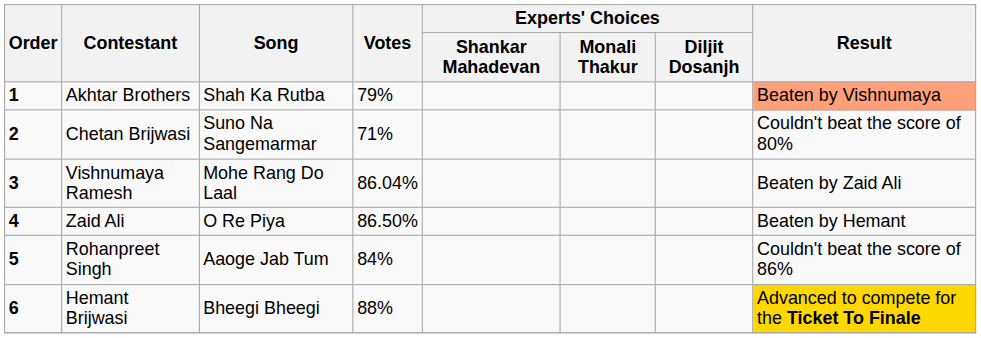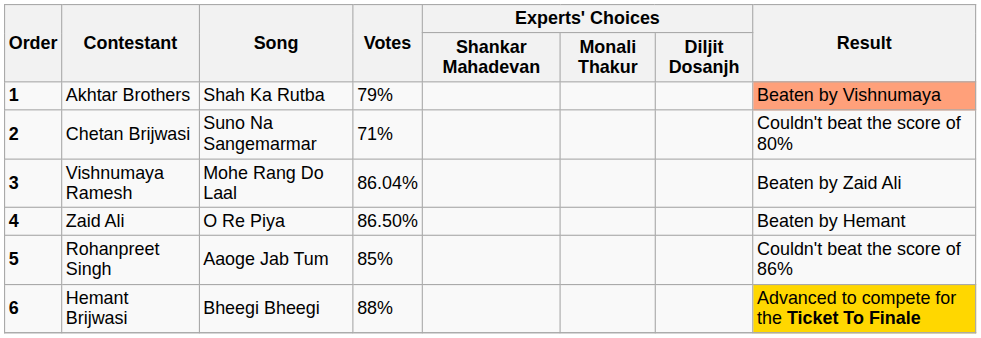(375, 259) 84% -> (375, 259) 85%
